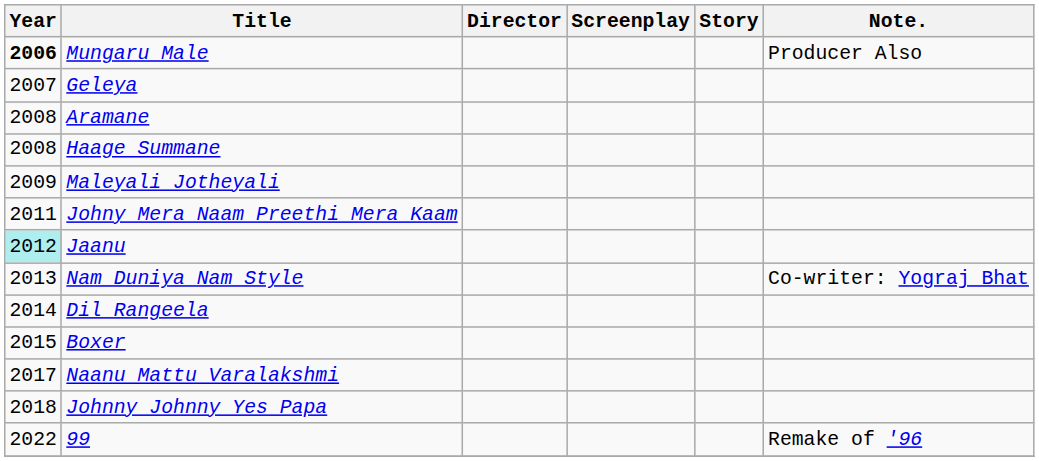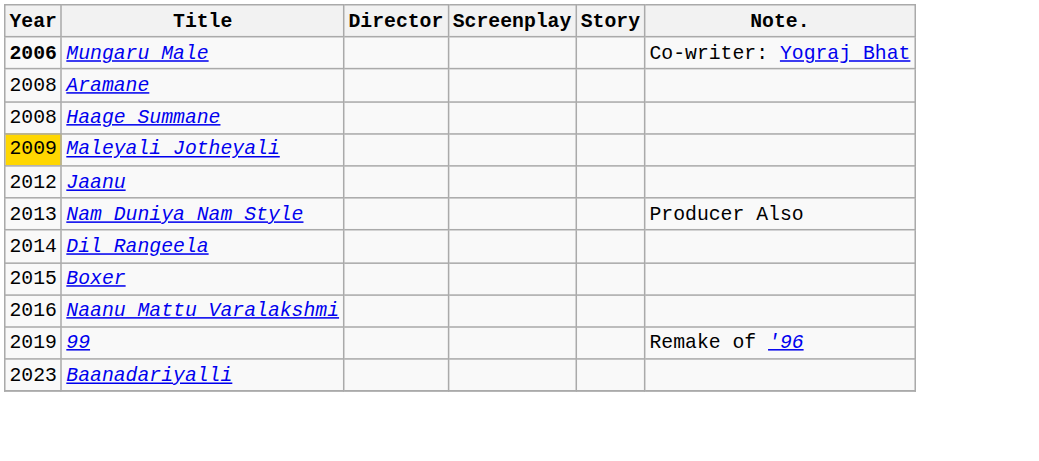(845, 53) Producer Also -> (780, 53) Co-writer: Yograj Bhat
- row: (102, 85)
(33, 182) no background -> (33, 150) gold background
- row: (262, 214)
(33, 246) paleturquoise background -> (33, 182) no background
(898, 279) Co-writer: Yograj Bhat -> (727, 214) Producer Also
(33, 375) 2017 -> (33, 311) 2016
- row: (197, 407)
(33, 440) 2022 -> (33, 343) 2019
+ row: (149, 375)
